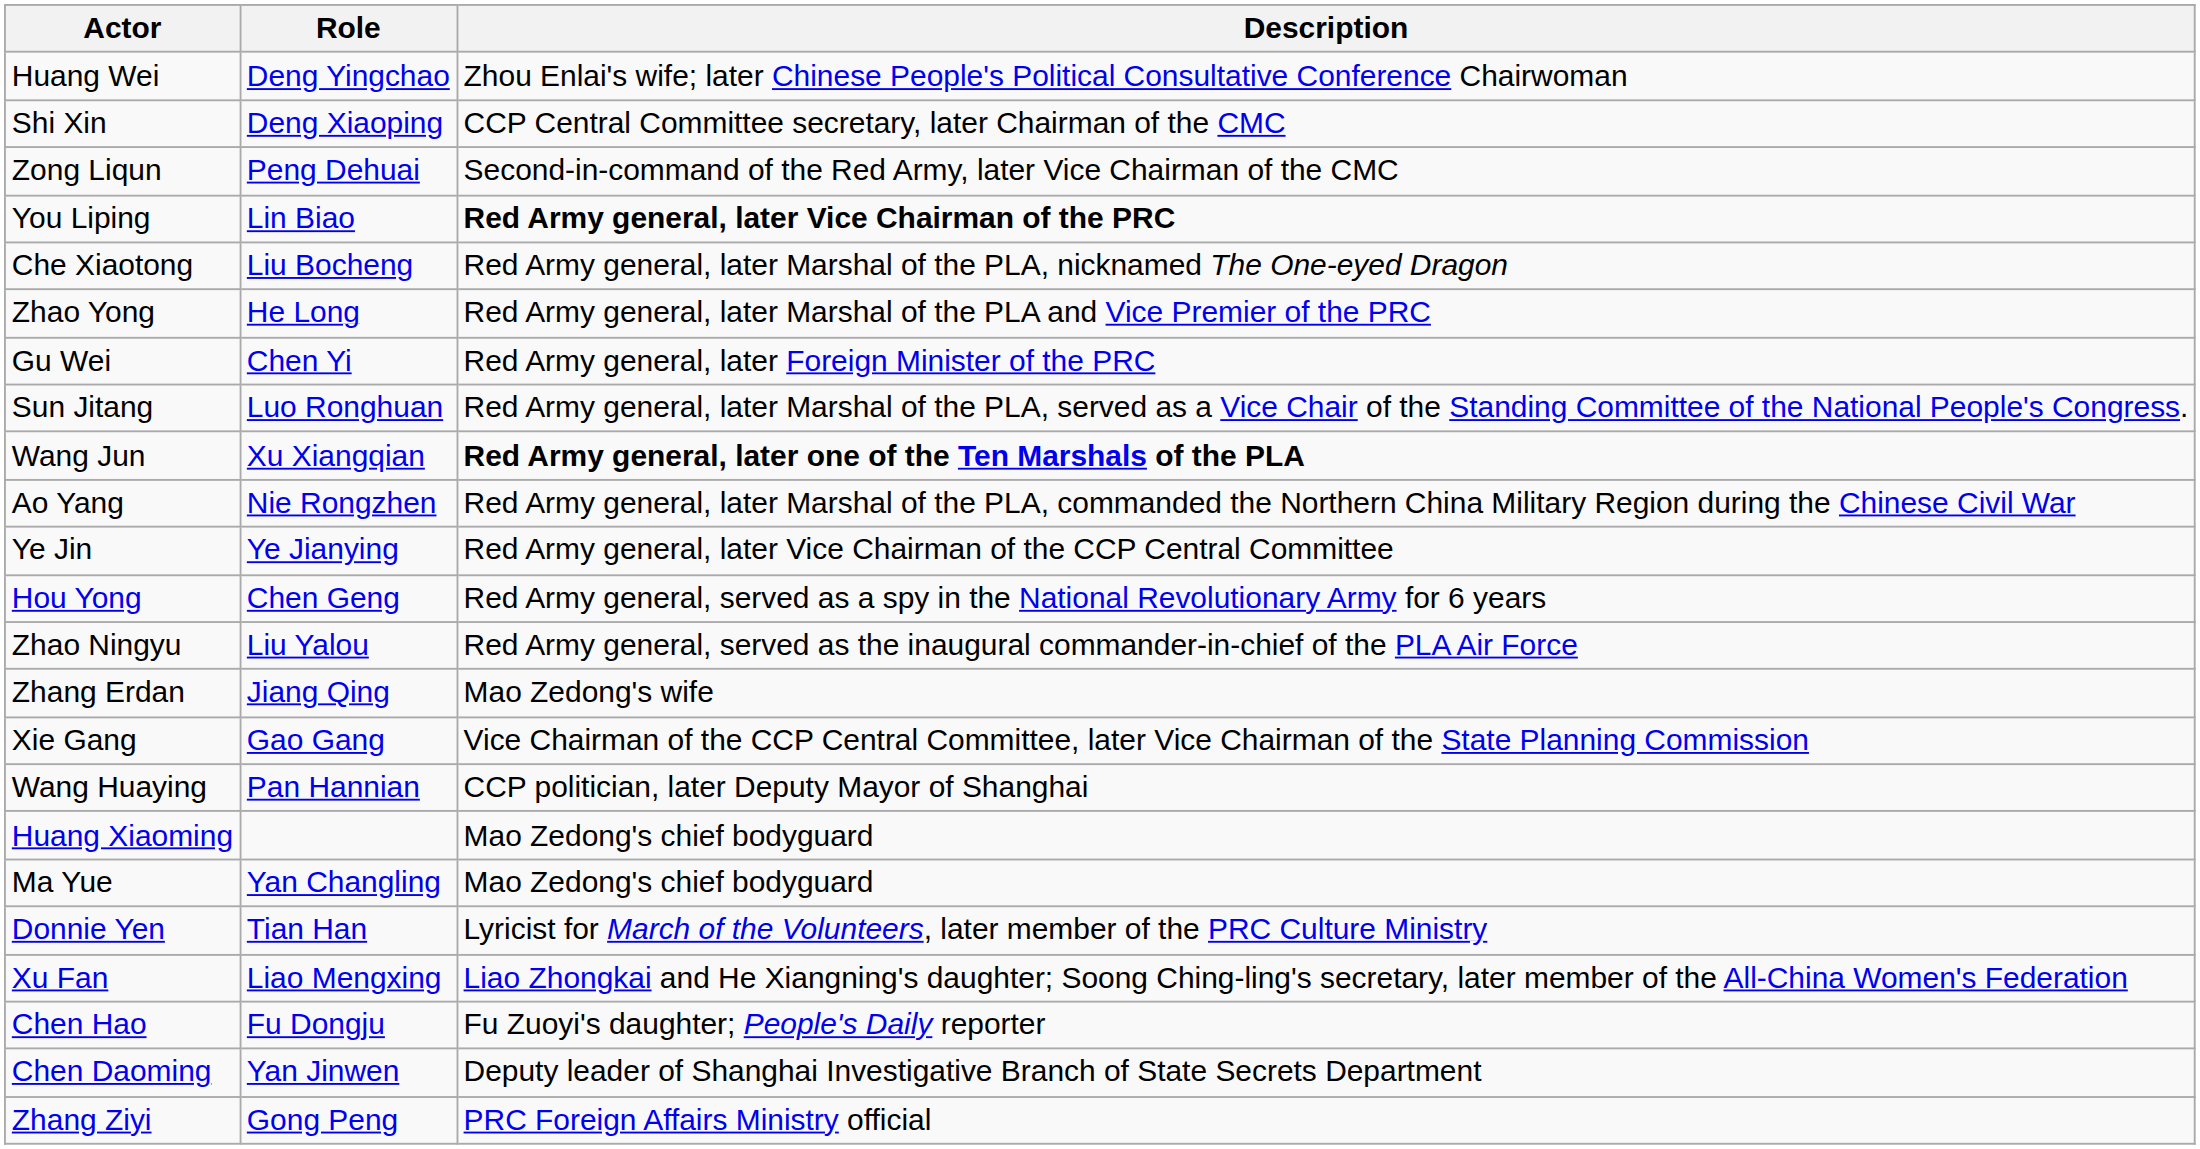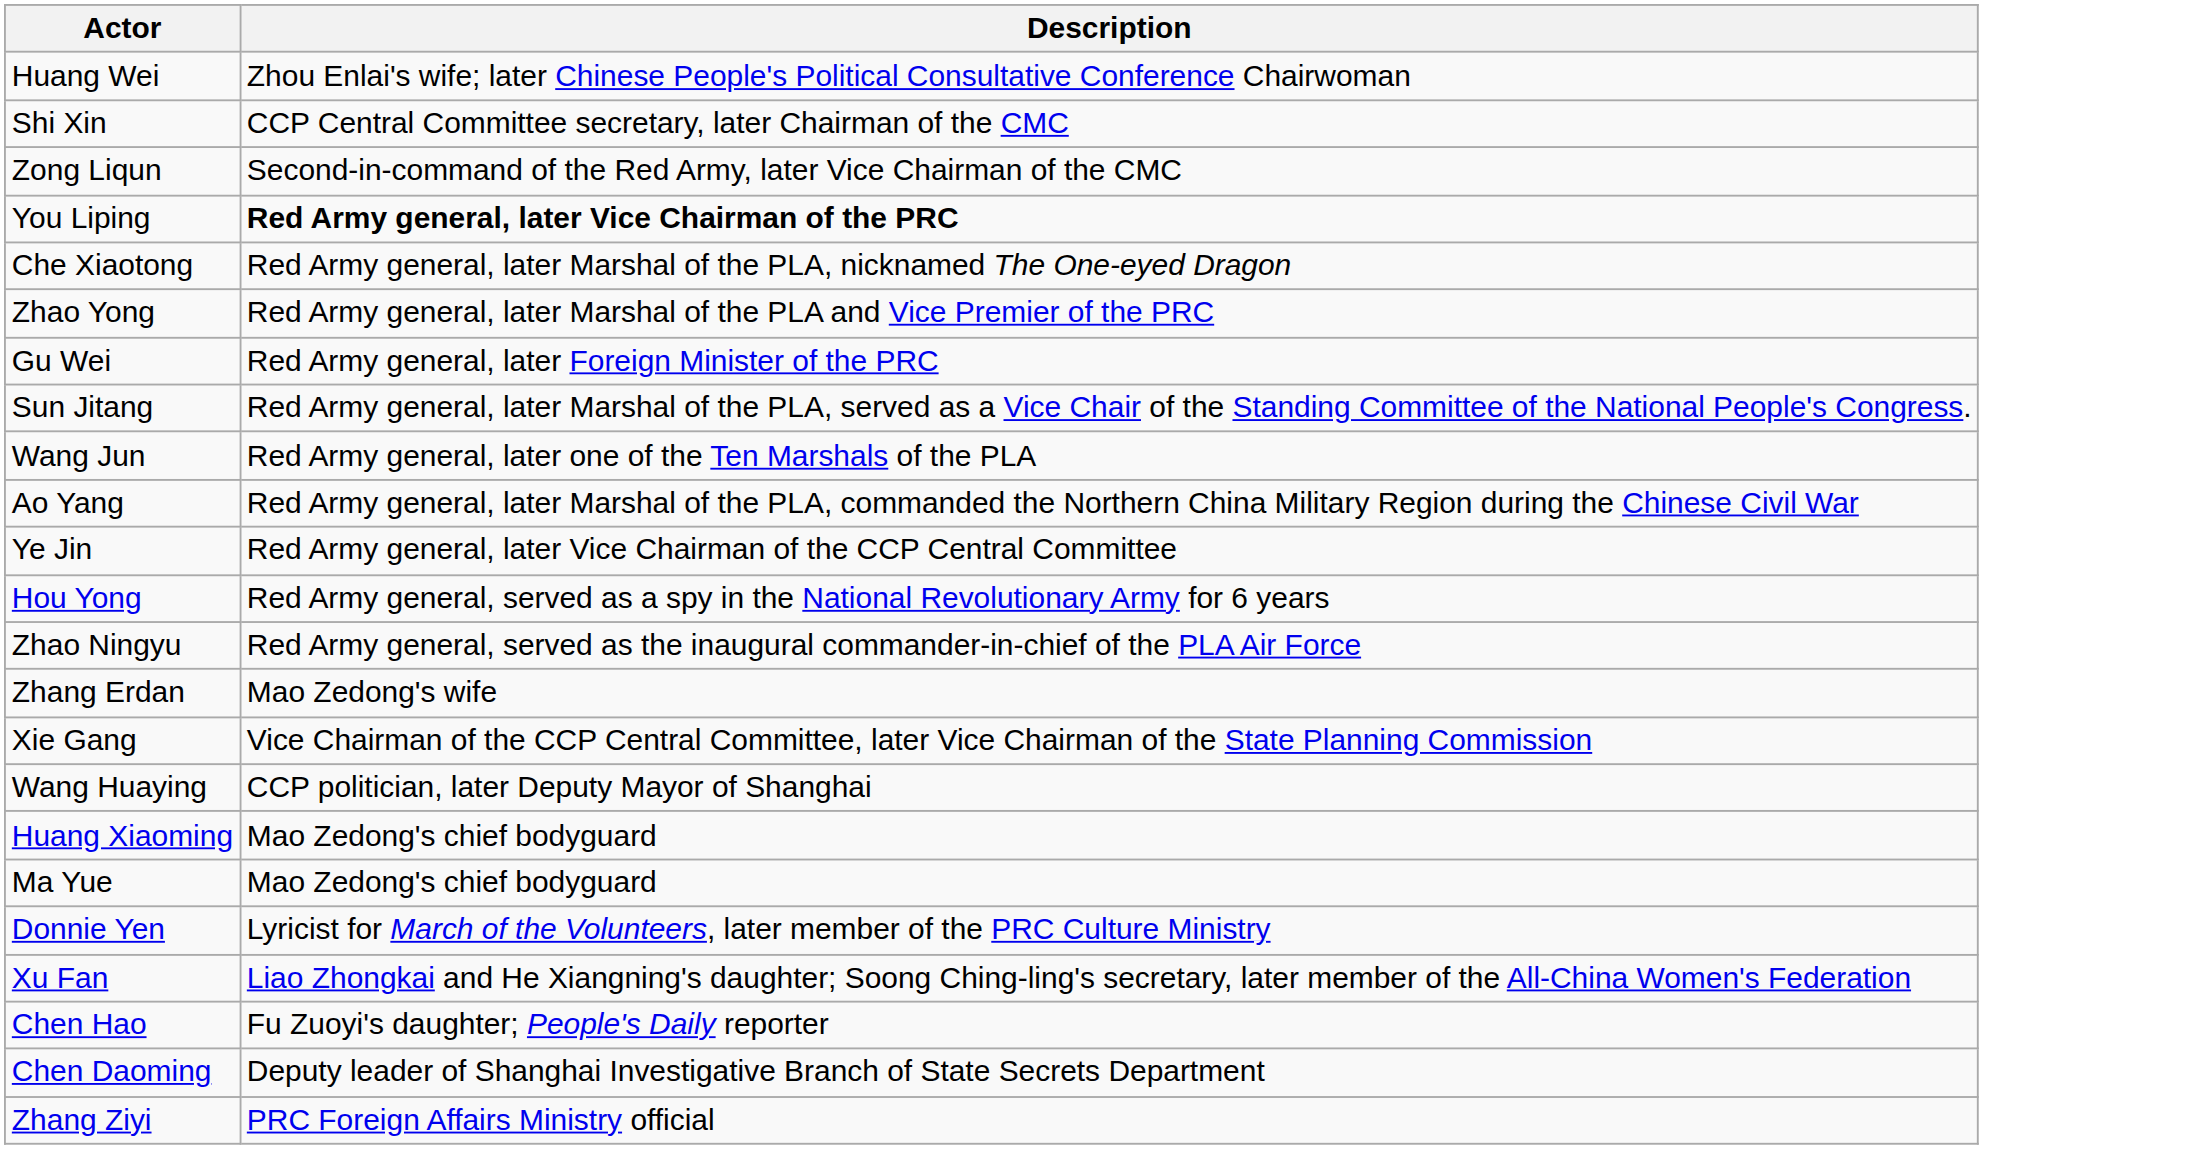- column: (348, 28)
(884, 455) bold -> (642, 455) normal
